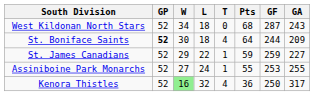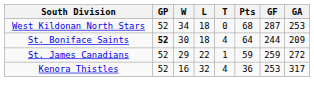(297, 26) 243 -> (297, 26) 253
(297, 55) 227 -> (297, 55) 272
- row: (79, 69)
(184, 84) lightgreen background -> (184, 69) no background
(272, 84) 250 -> (272, 69) 253
